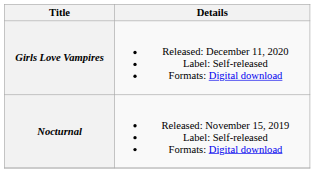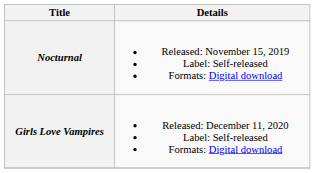rows swapped: (60, 131) <-> (60, 58)
